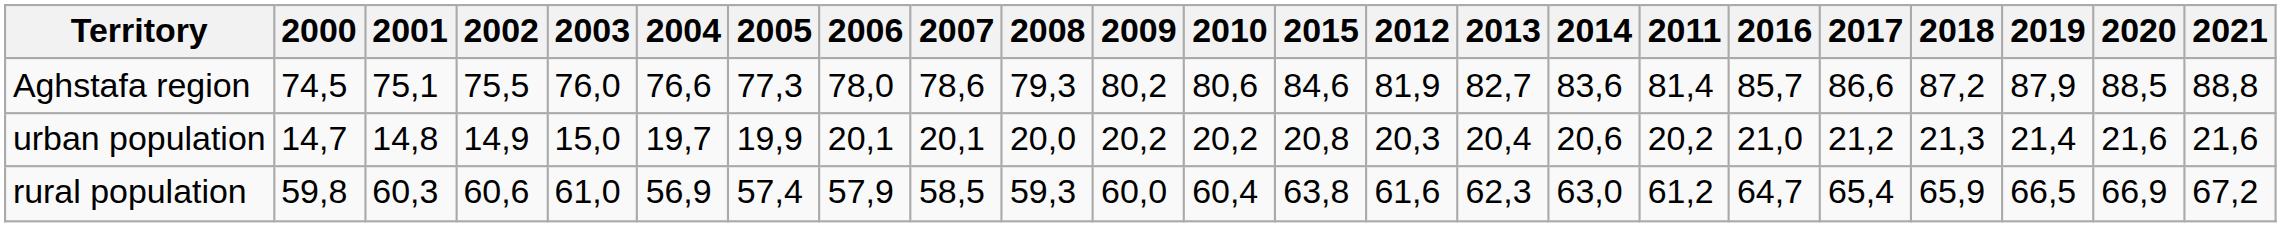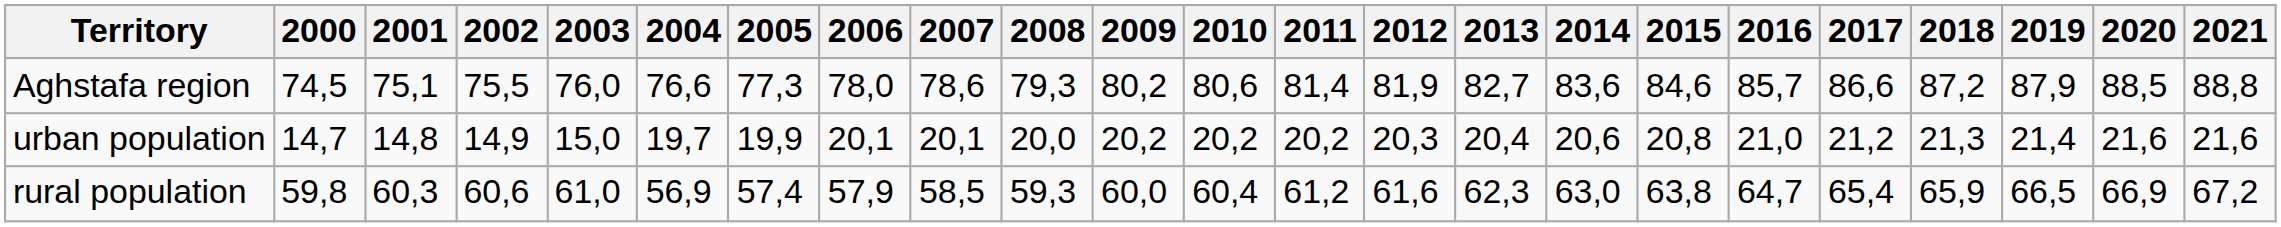columns swapped: (1684, 31) <-> (1321, 31)
